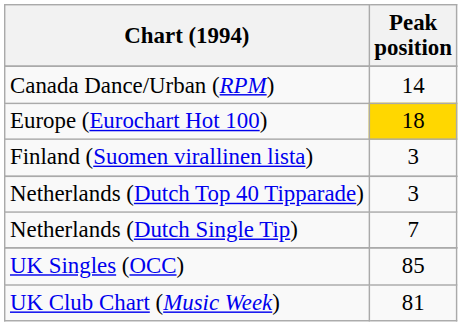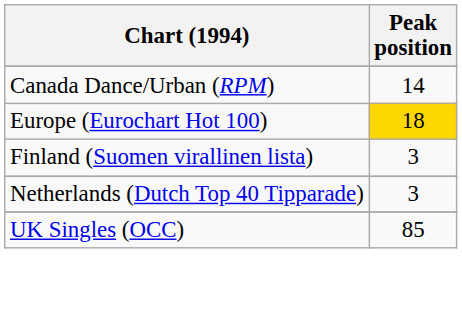- row: (154, 229)
- row: (145, 302)
